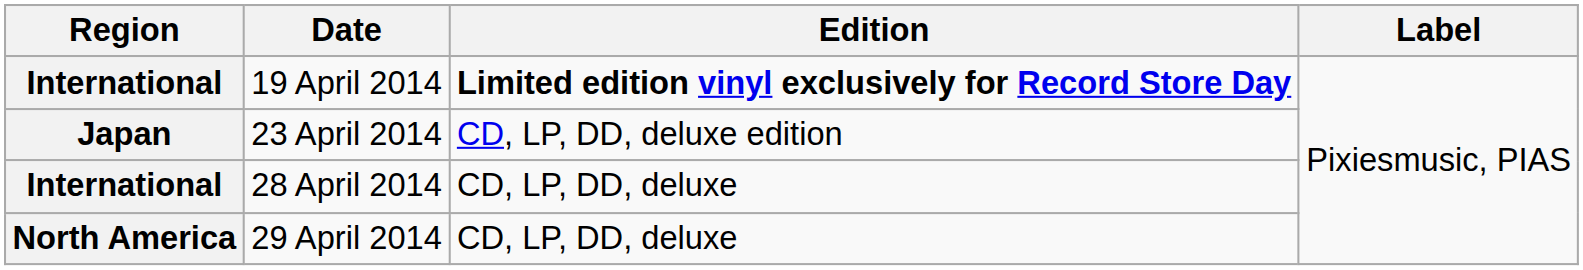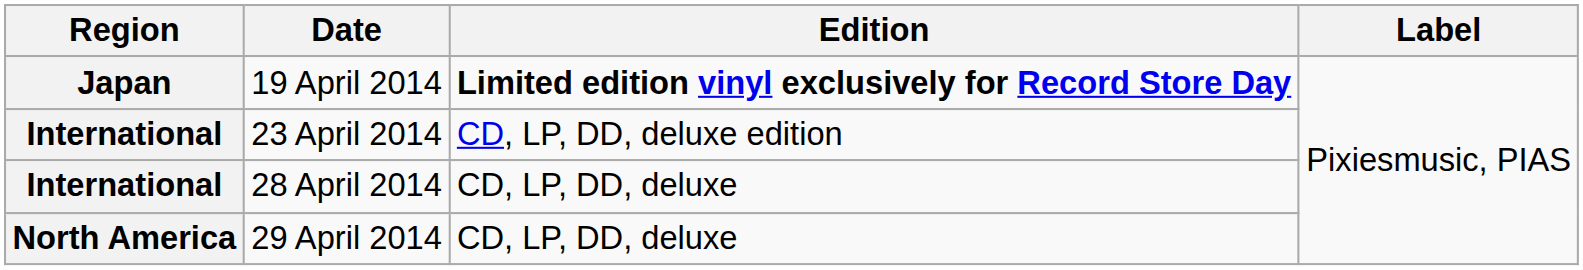(124, 82) International -> (124, 82) Japan
(124, 133) Japan -> (124, 133) International
